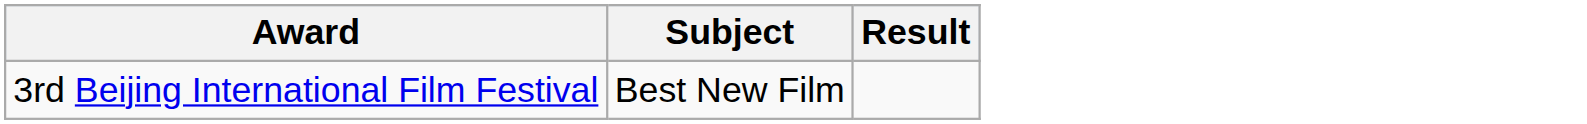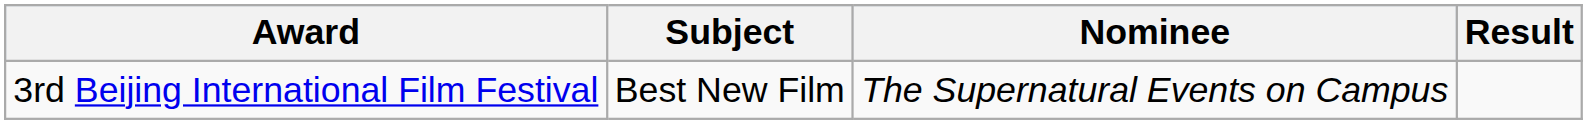+ column: (1155, 32)
